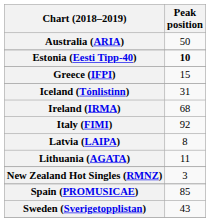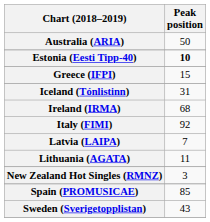(185, 141) 8 -> (185, 141) 7
